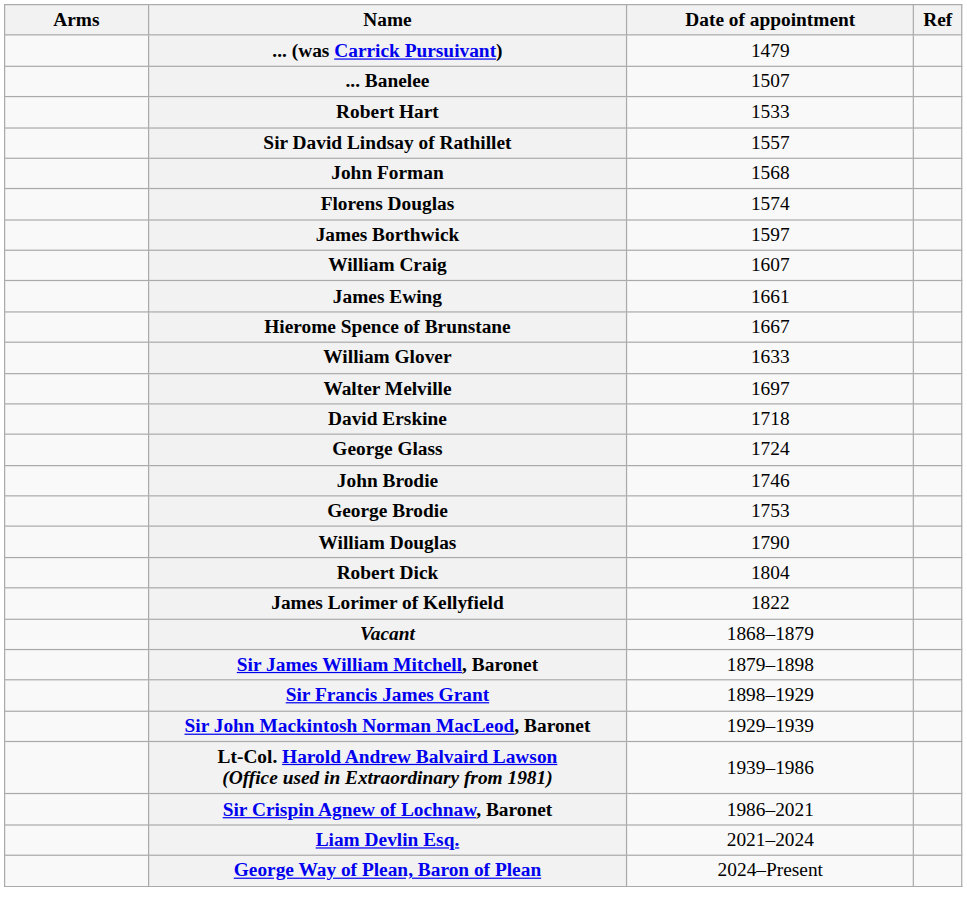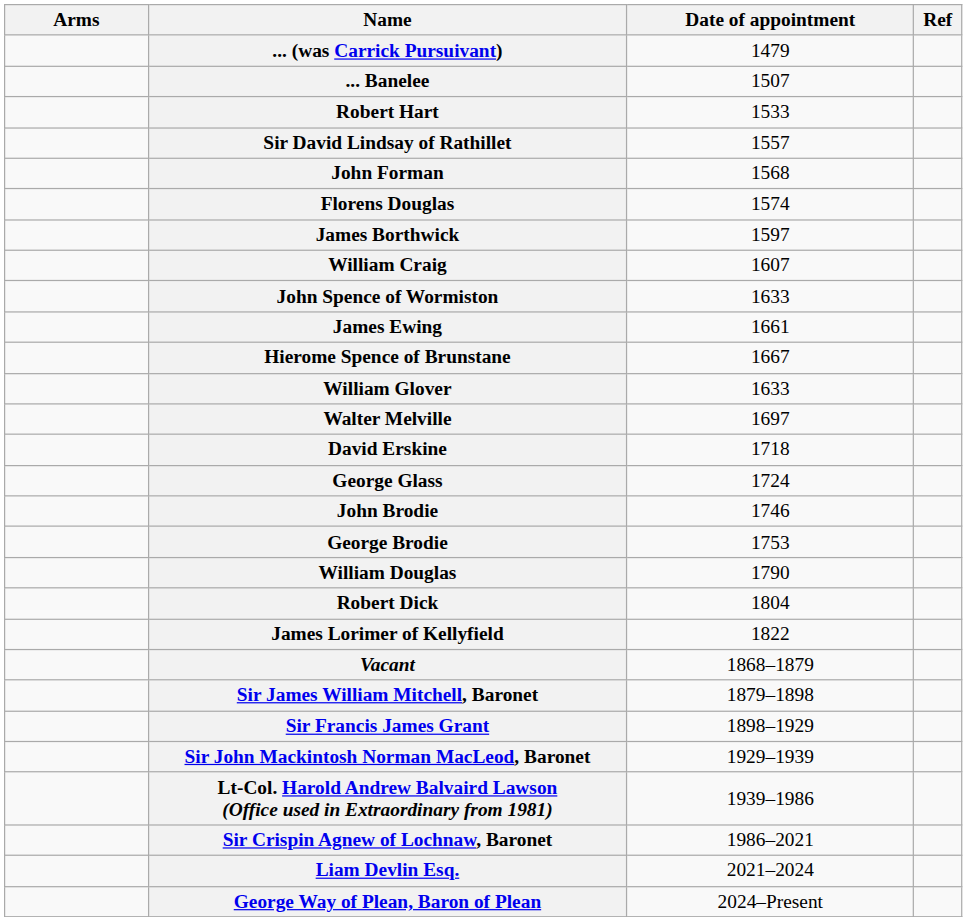+ row: (387, 296)
